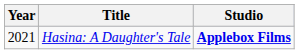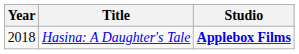(22, 37) 2021 -> (22, 37) 2018
